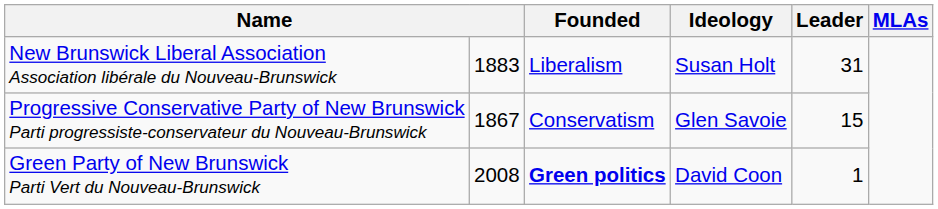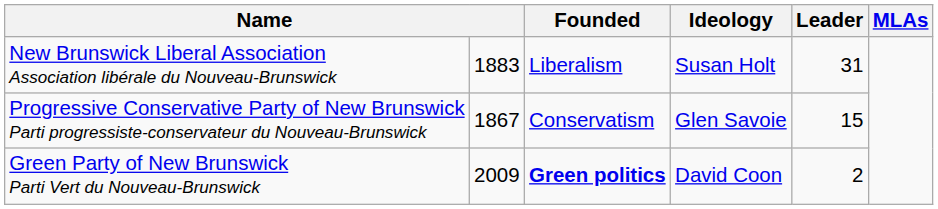(497, 175) 2008 -> (497, 175) 2009
(858, 175) 1 -> (858, 175) 2
